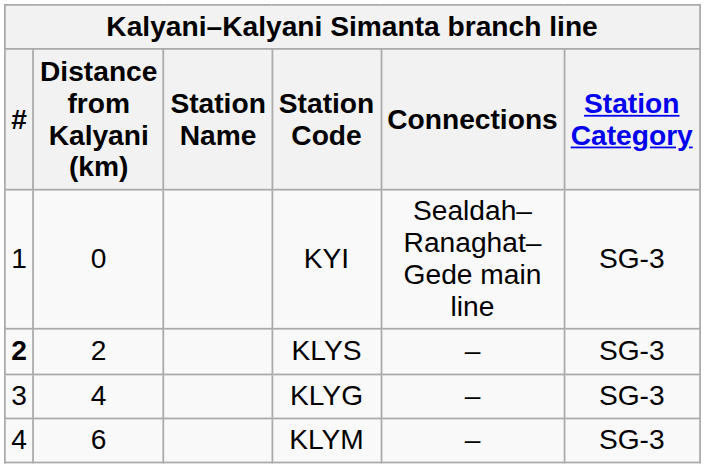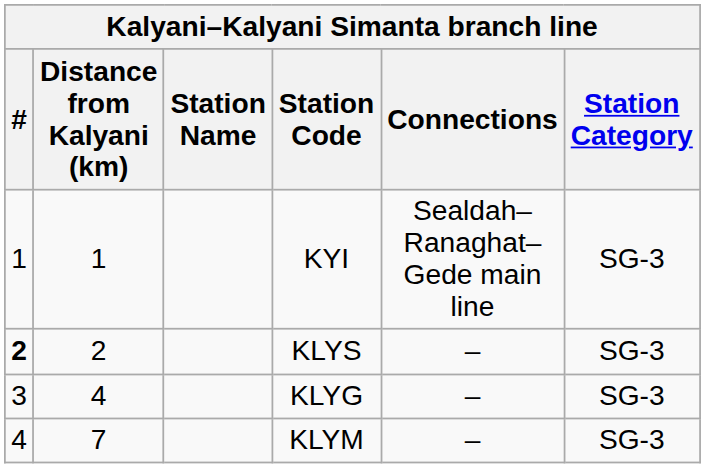(99, 258) 0 -> (99, 258) 1
(99, 440) 6 -> (99, 440) 7
